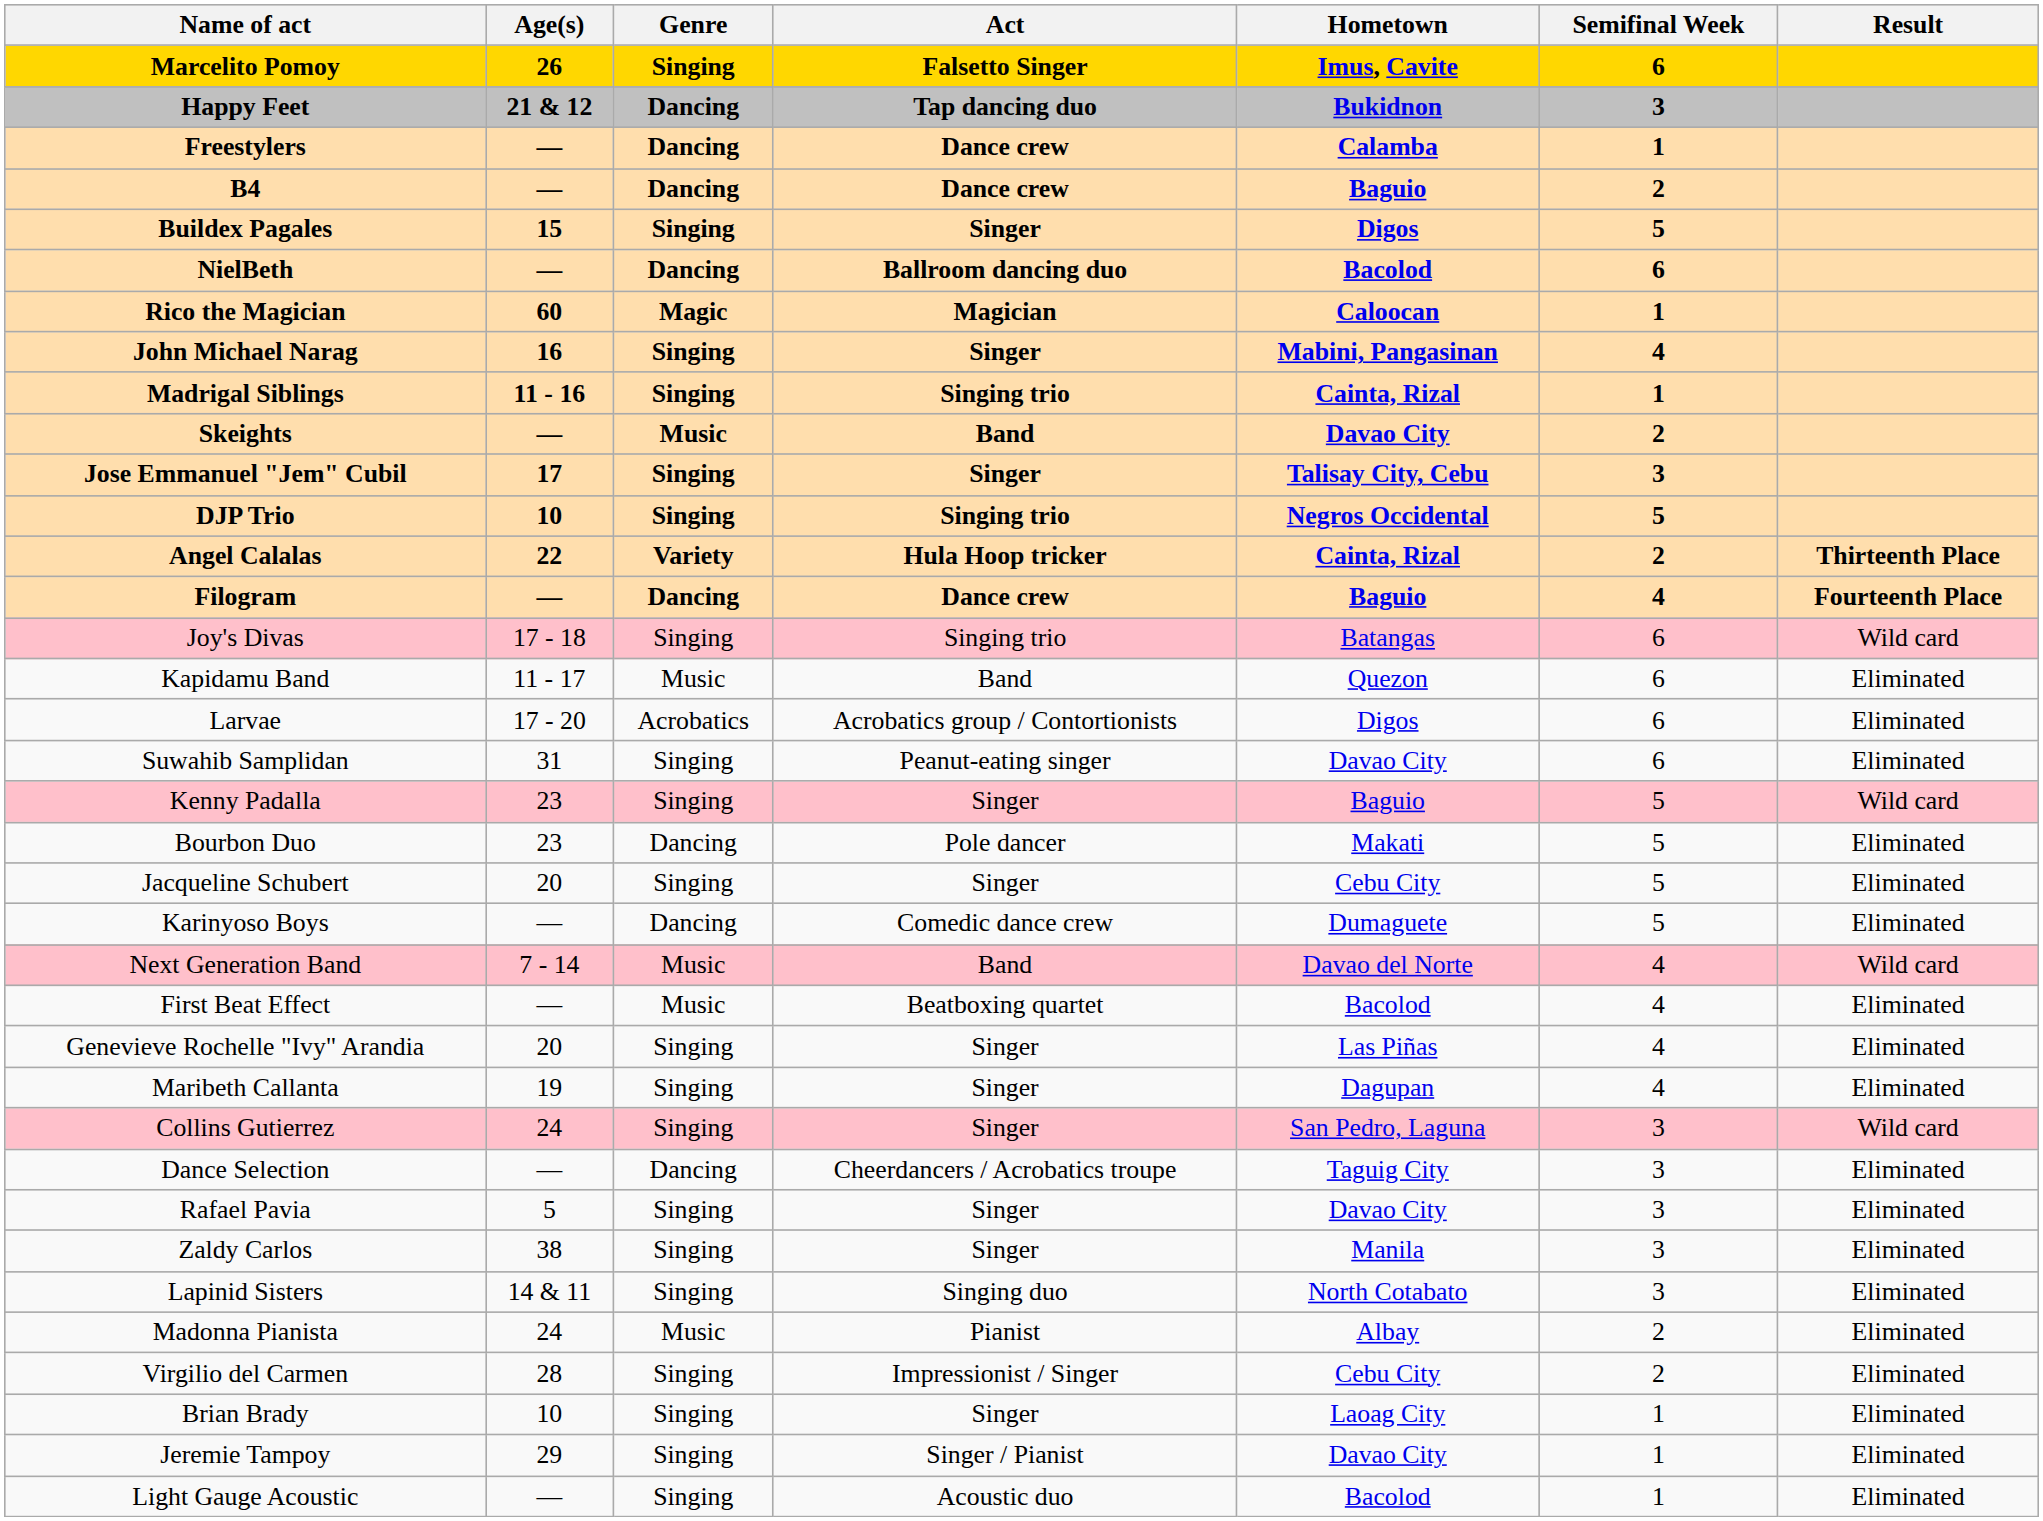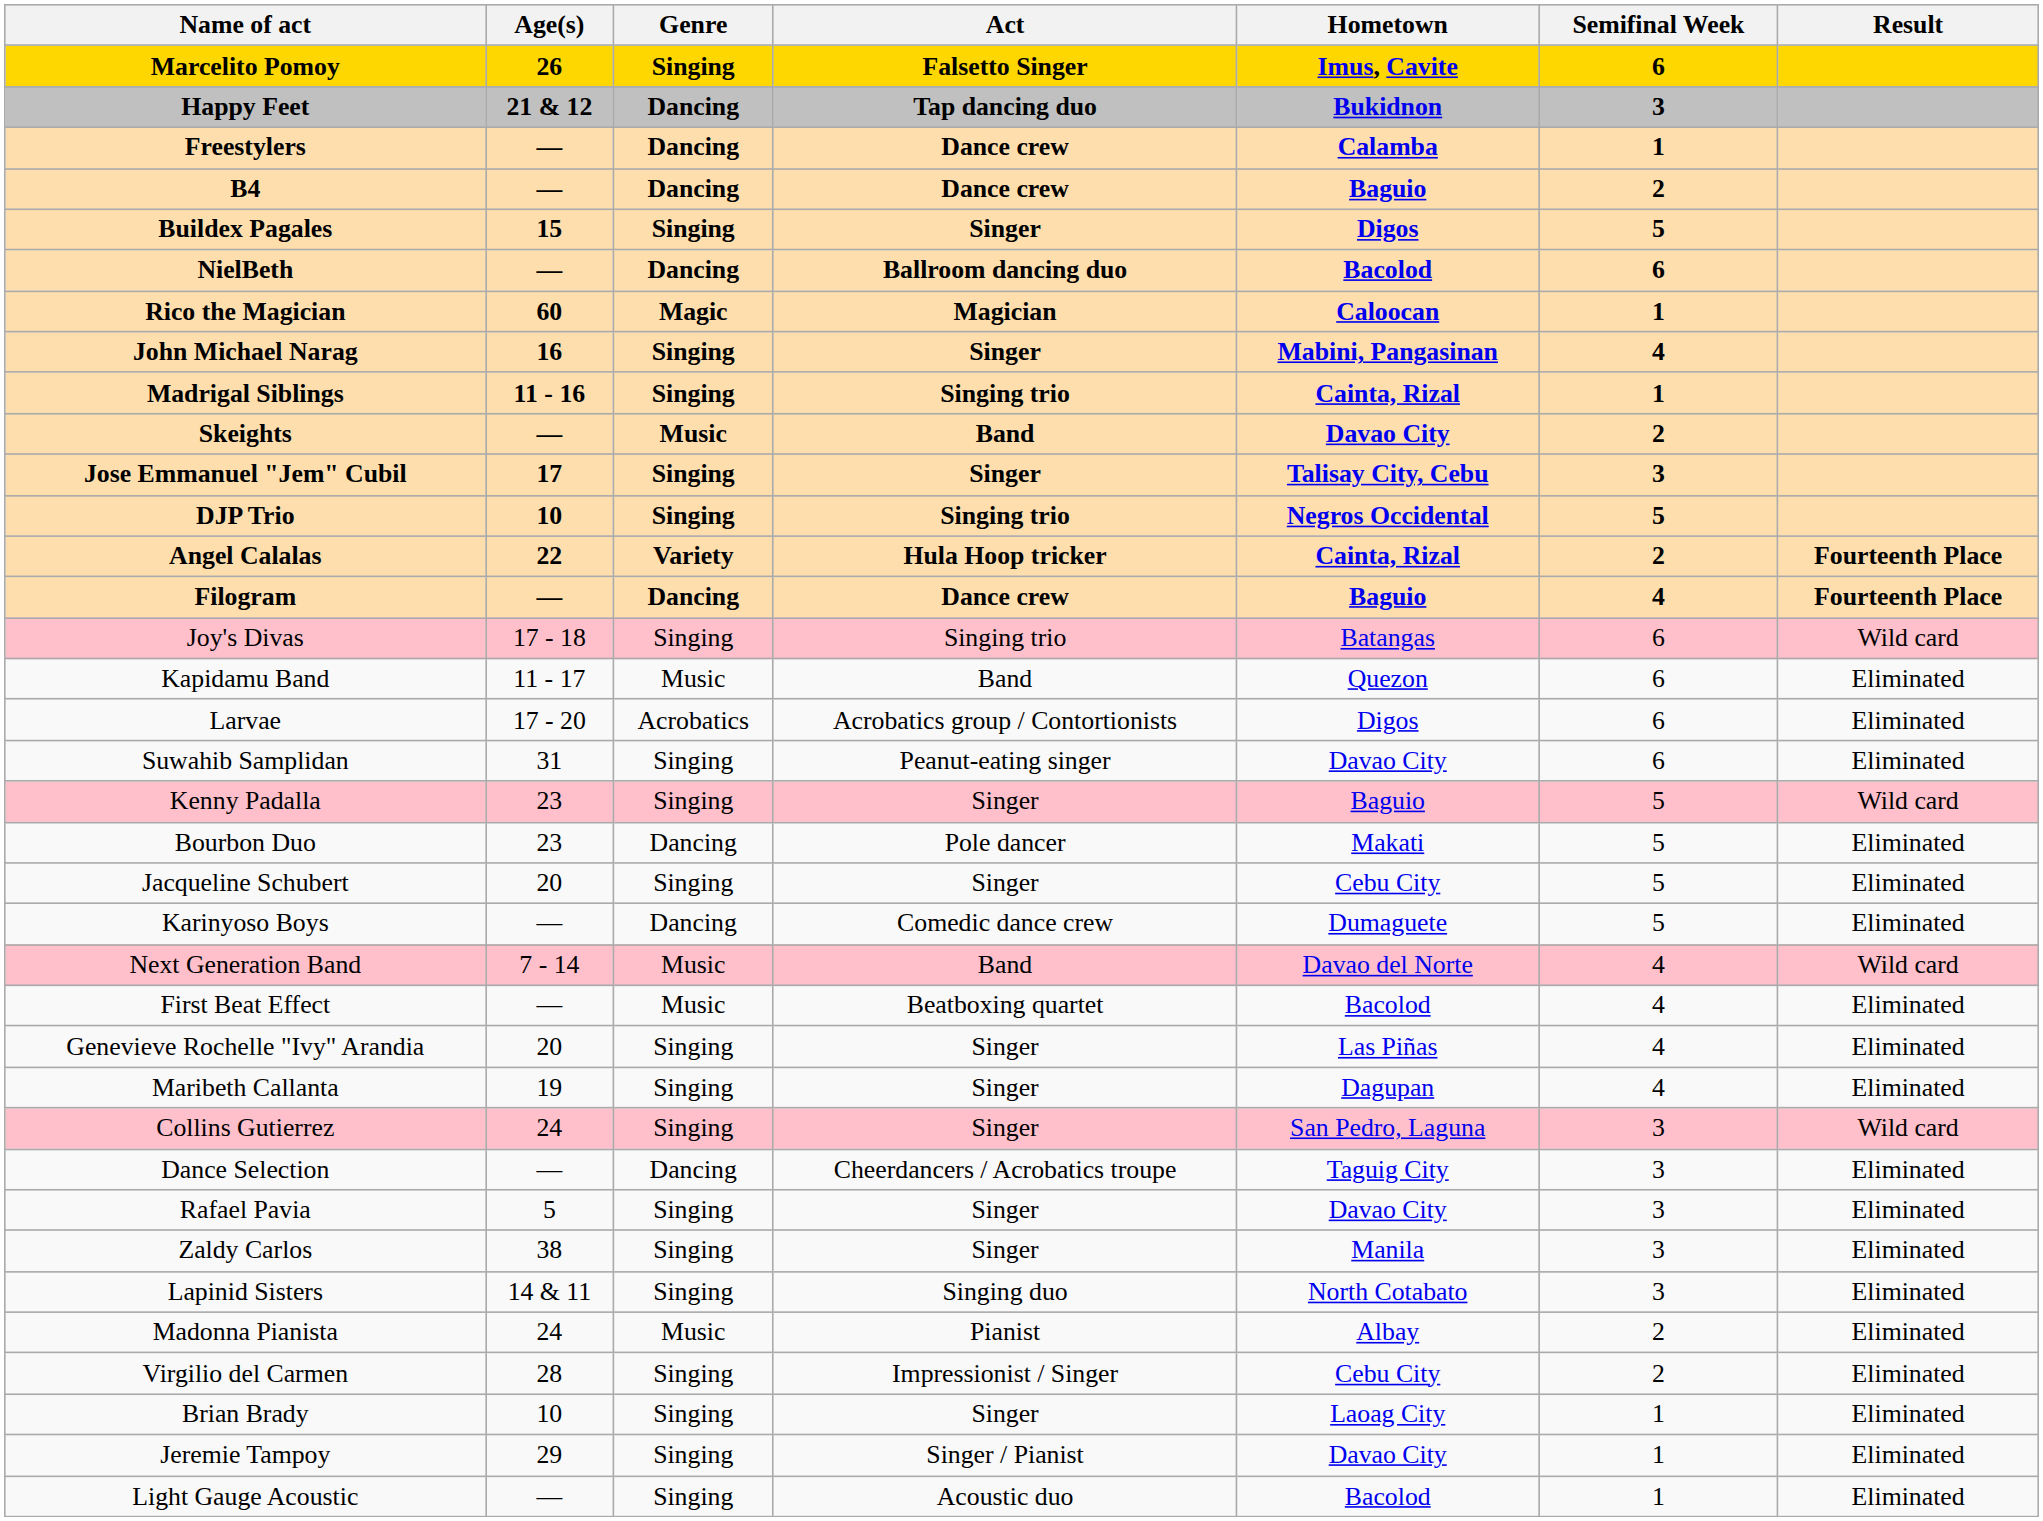(1908, 556) Thirteenth Place -> (1908, 556) Fourteenth Place
